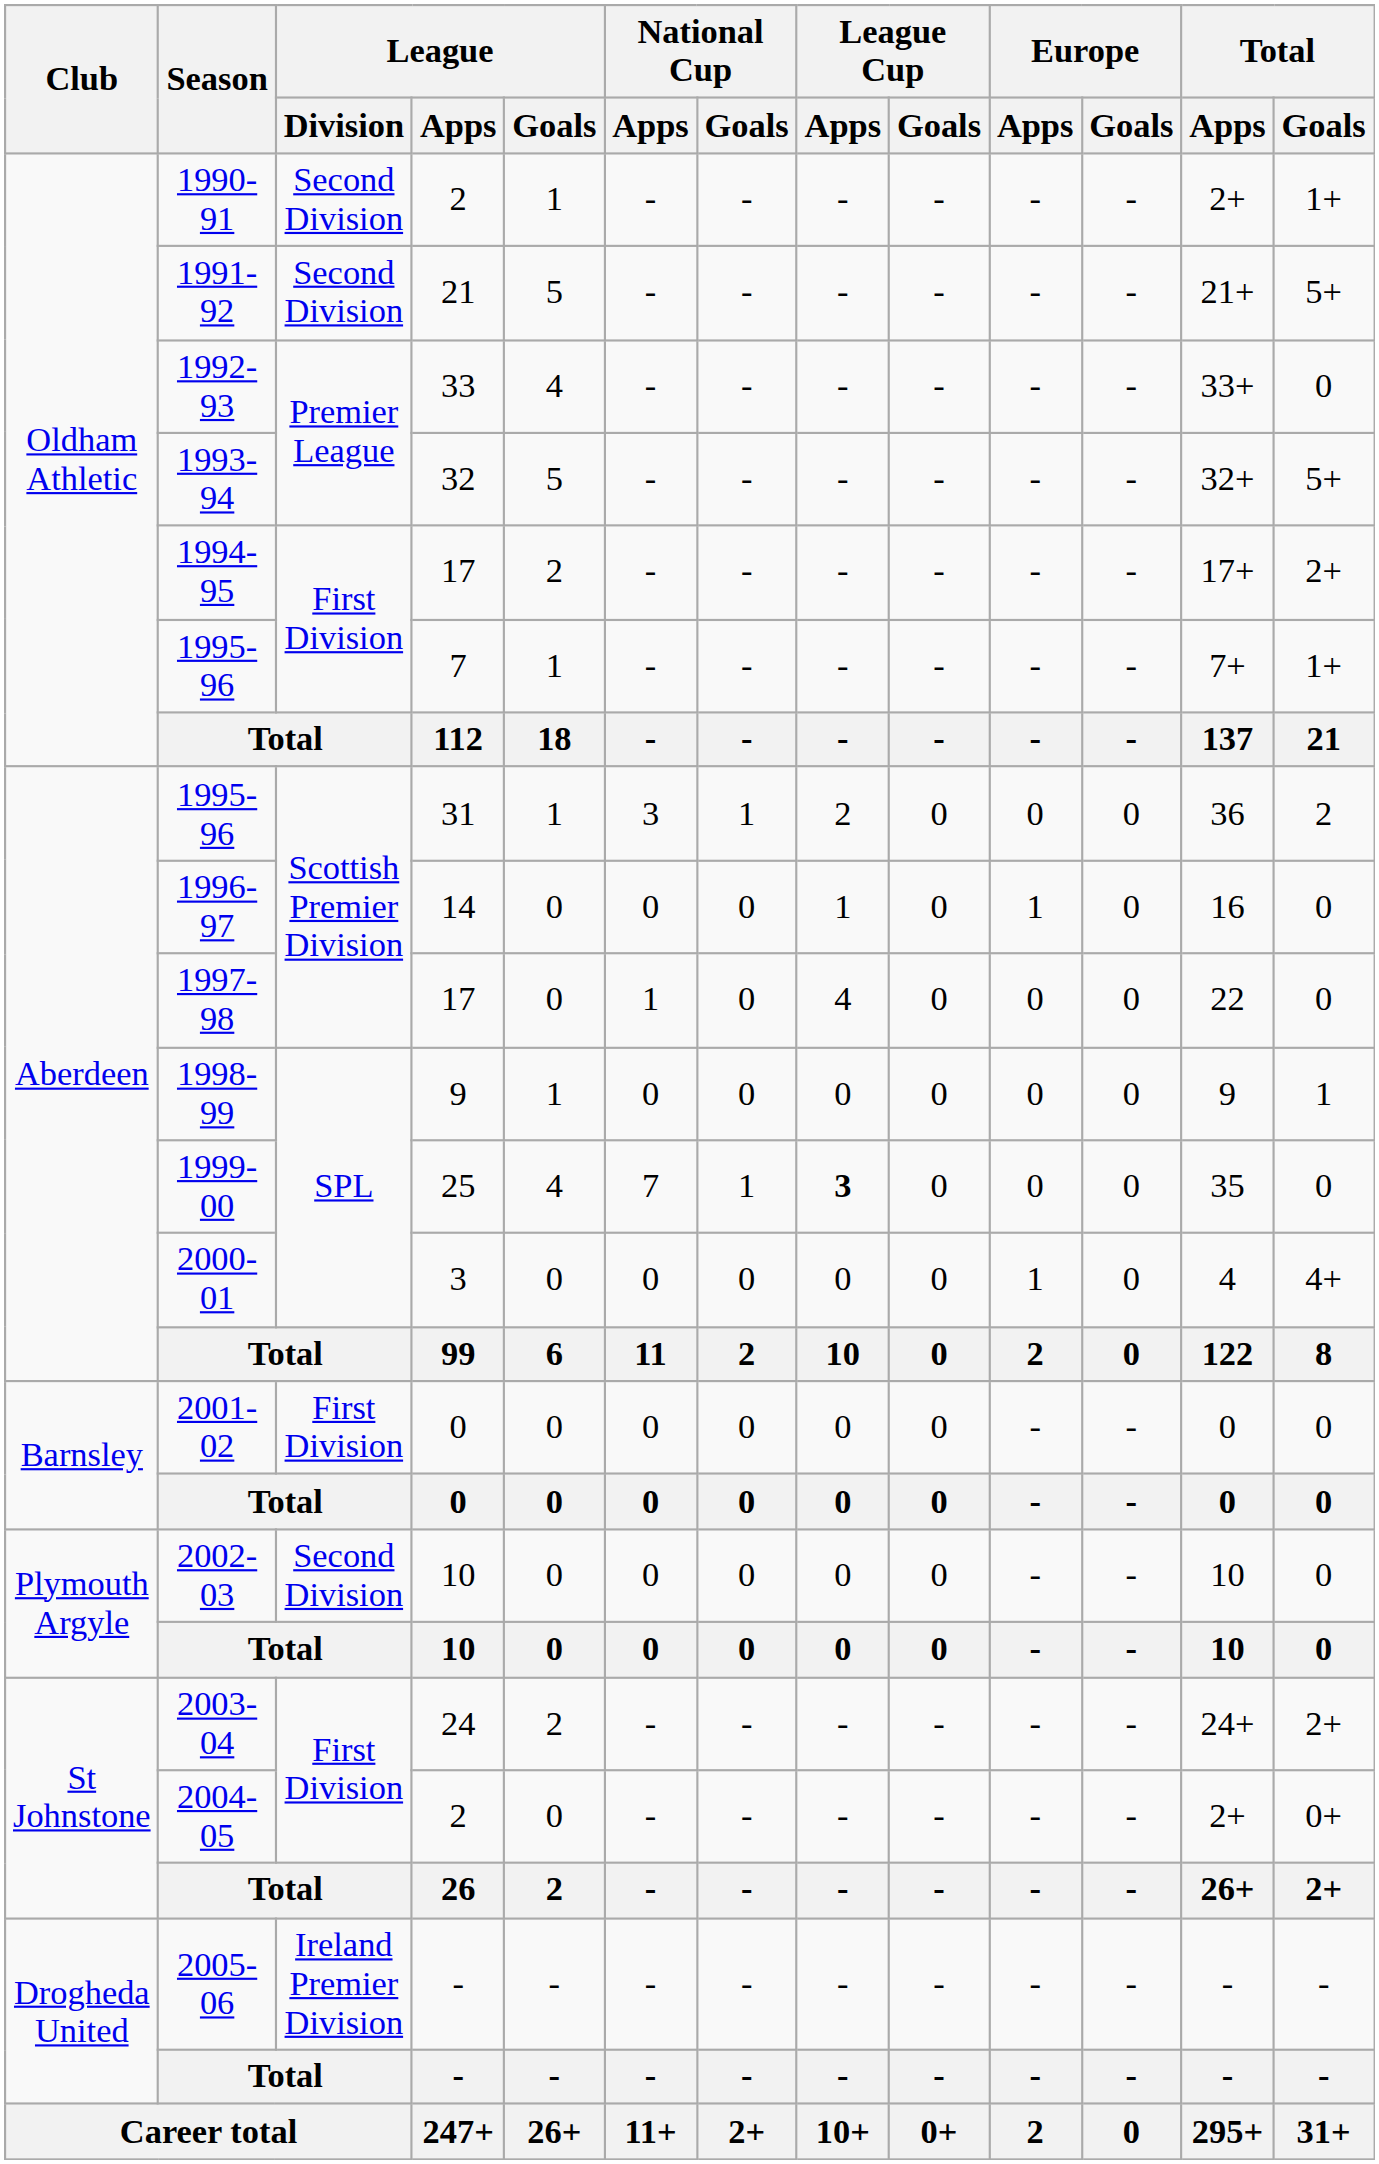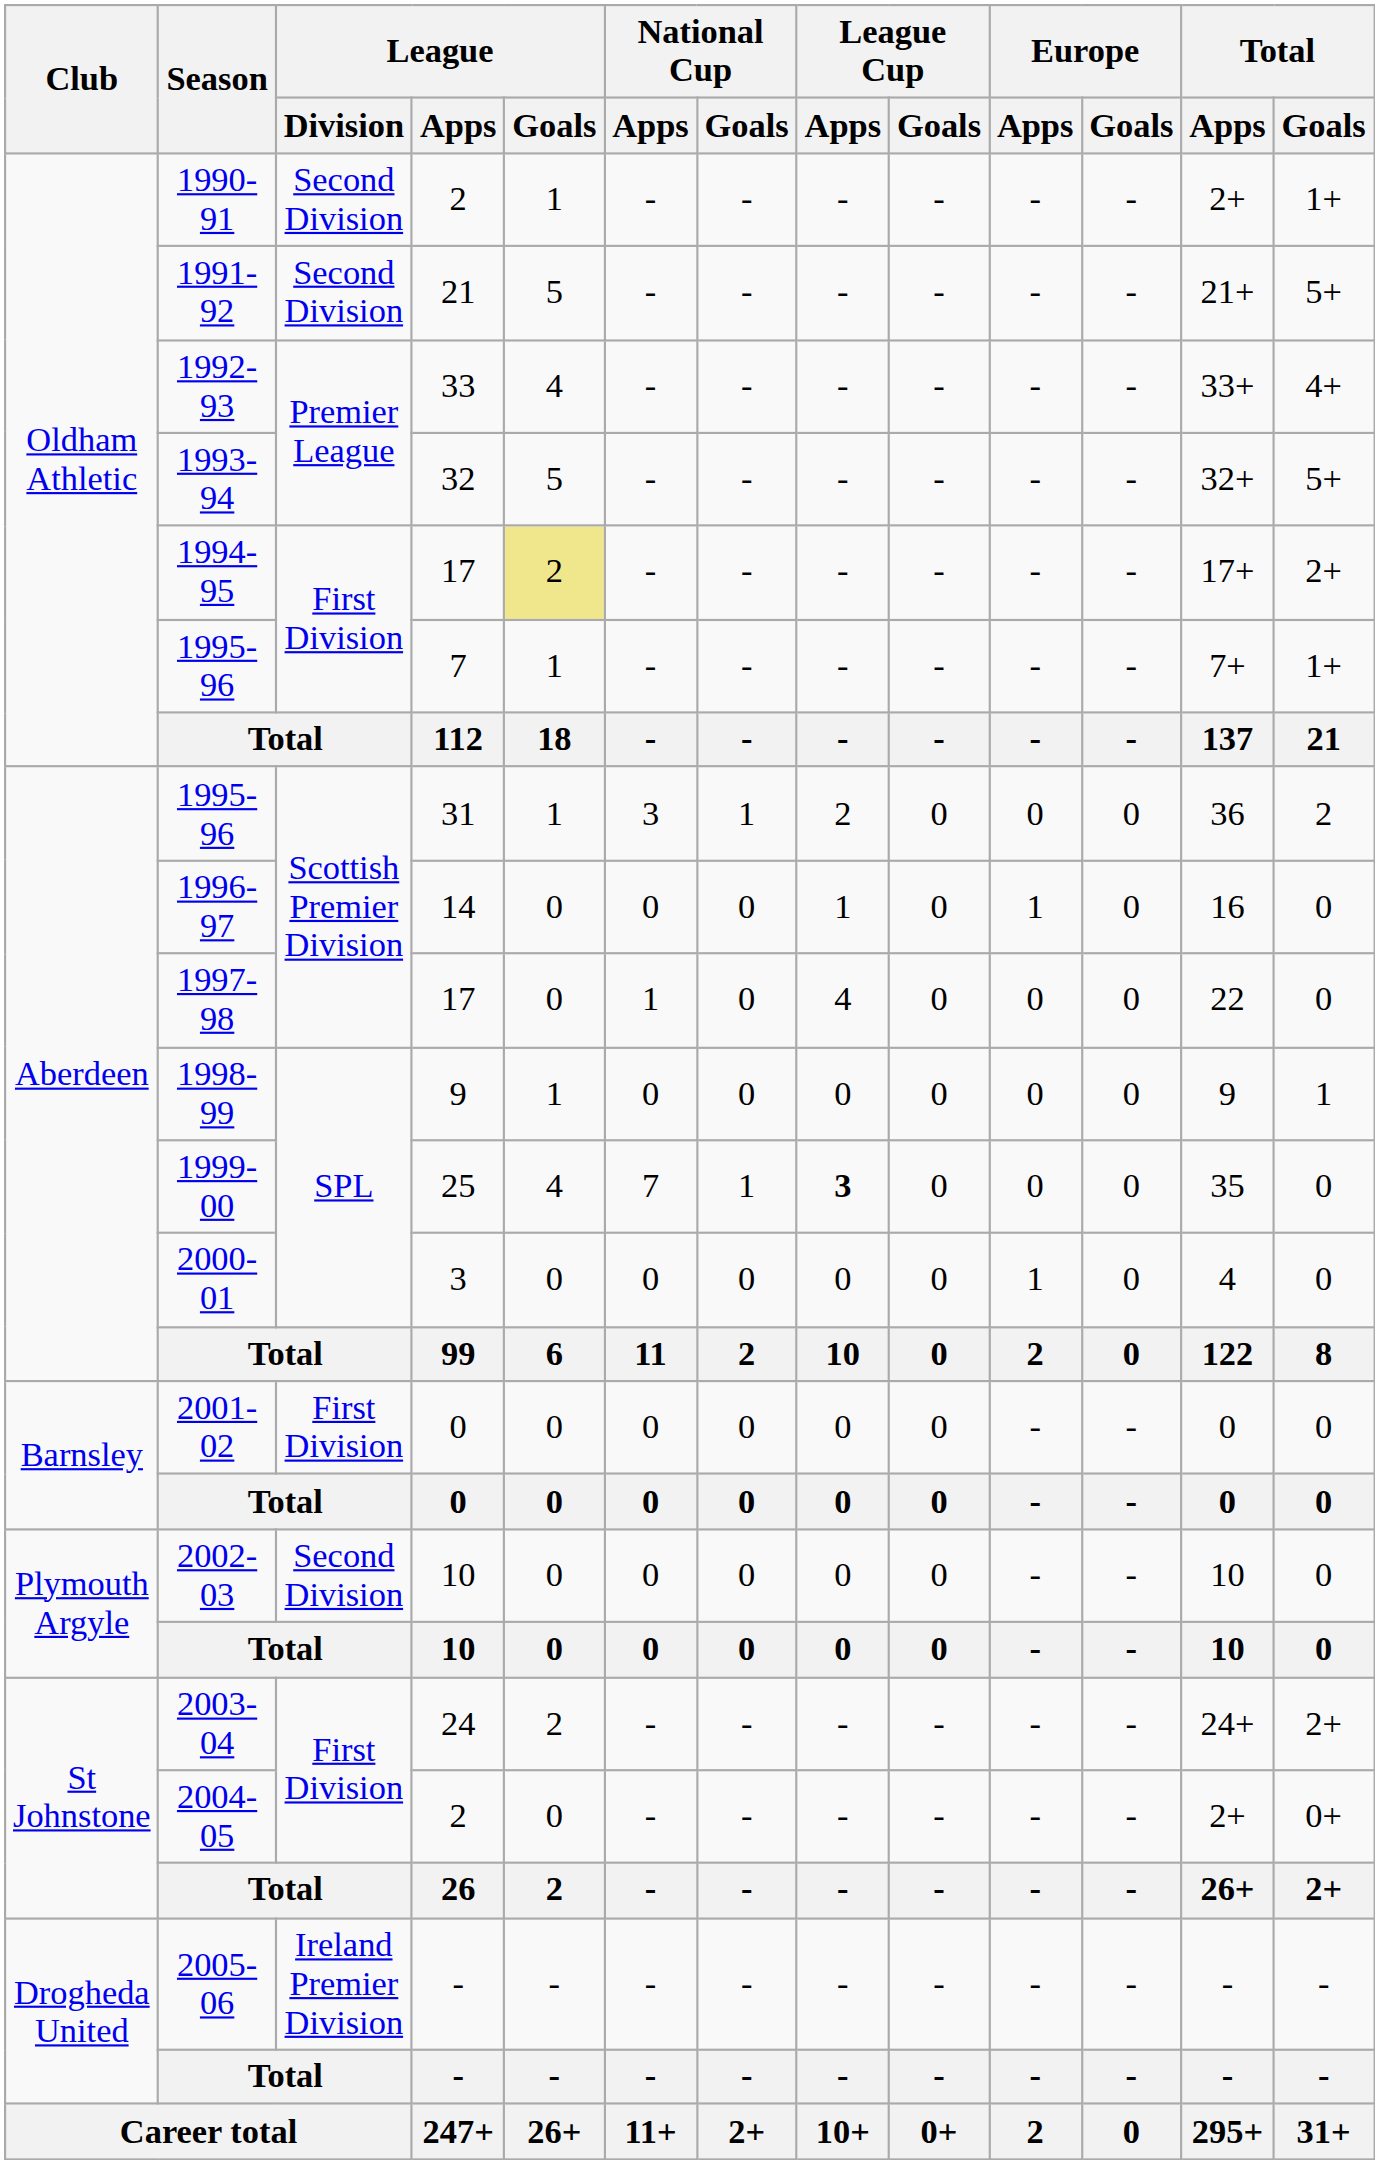(1324, 385) 0 -> (1324, 385) 4+
(554, 571) no background -> (554, 571) khaki background
(1324, 1279) 4+ -> (1324, 1279) 0
